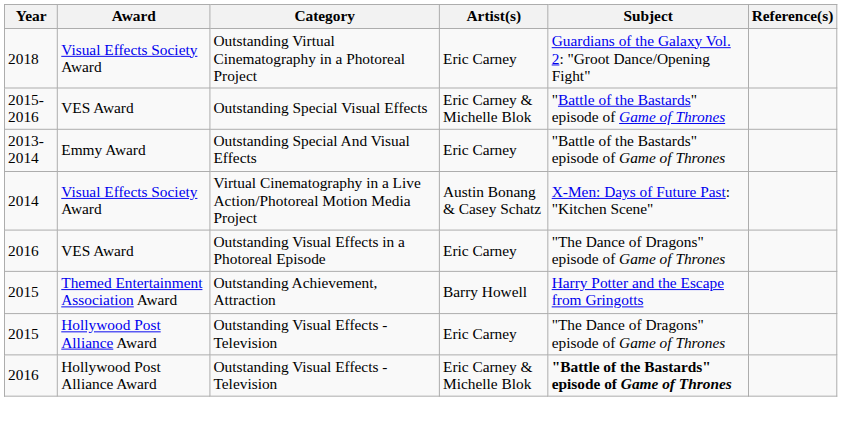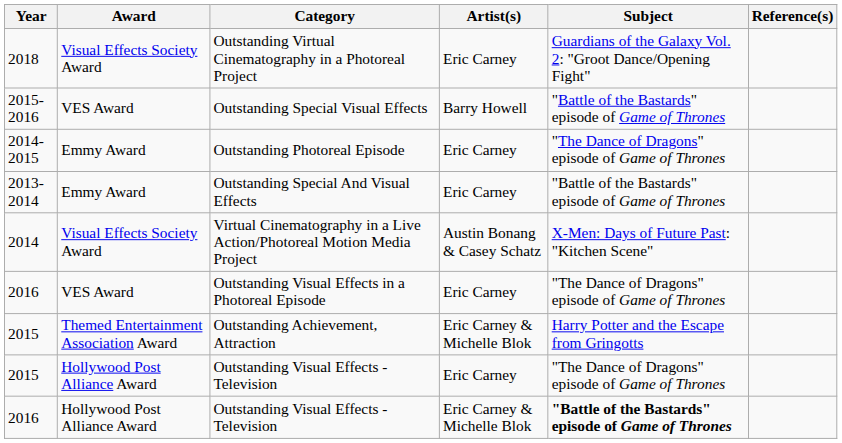(488, 108) Eric Carney & Michelle Blok -> (485, 108) Barry Howell
+ row: (26, 150)
(485, 292) Barry Howell -> (488, 334) Eric Carney & Michelle Blok
